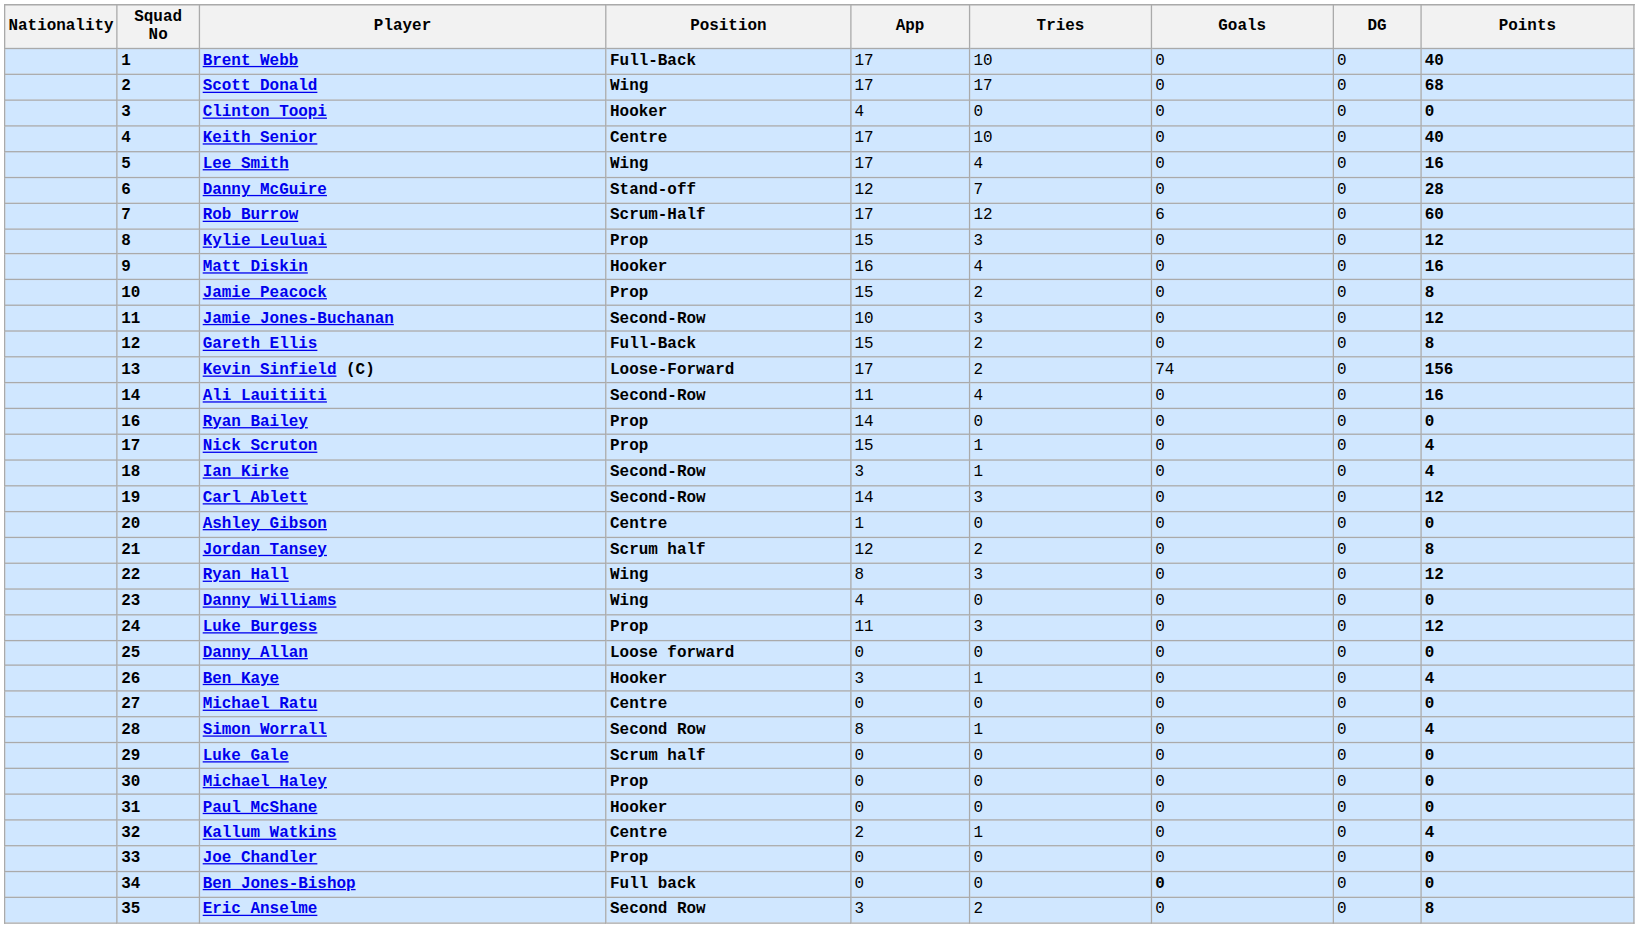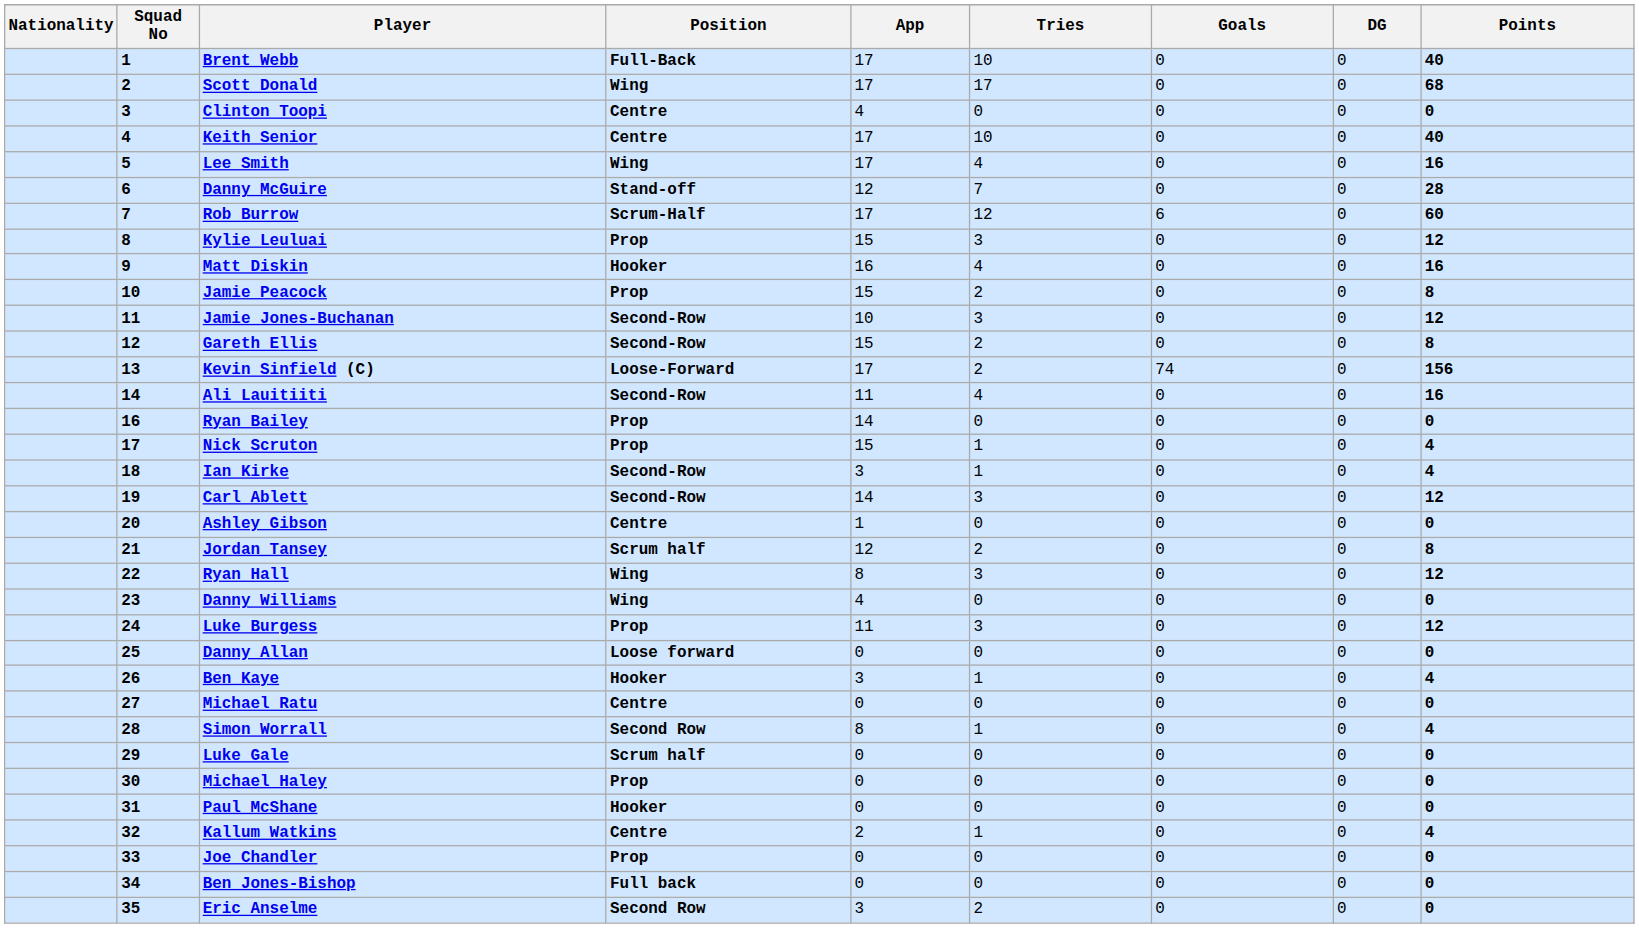(639, 113) Hooker -> (639, 113) Centre
(653, 345) Full-Back -> (658, 345) Second-Row
(1160, 885) bold -> (1160, 885) normal
(1429, 910) 8 -> (1429, 910) 0
